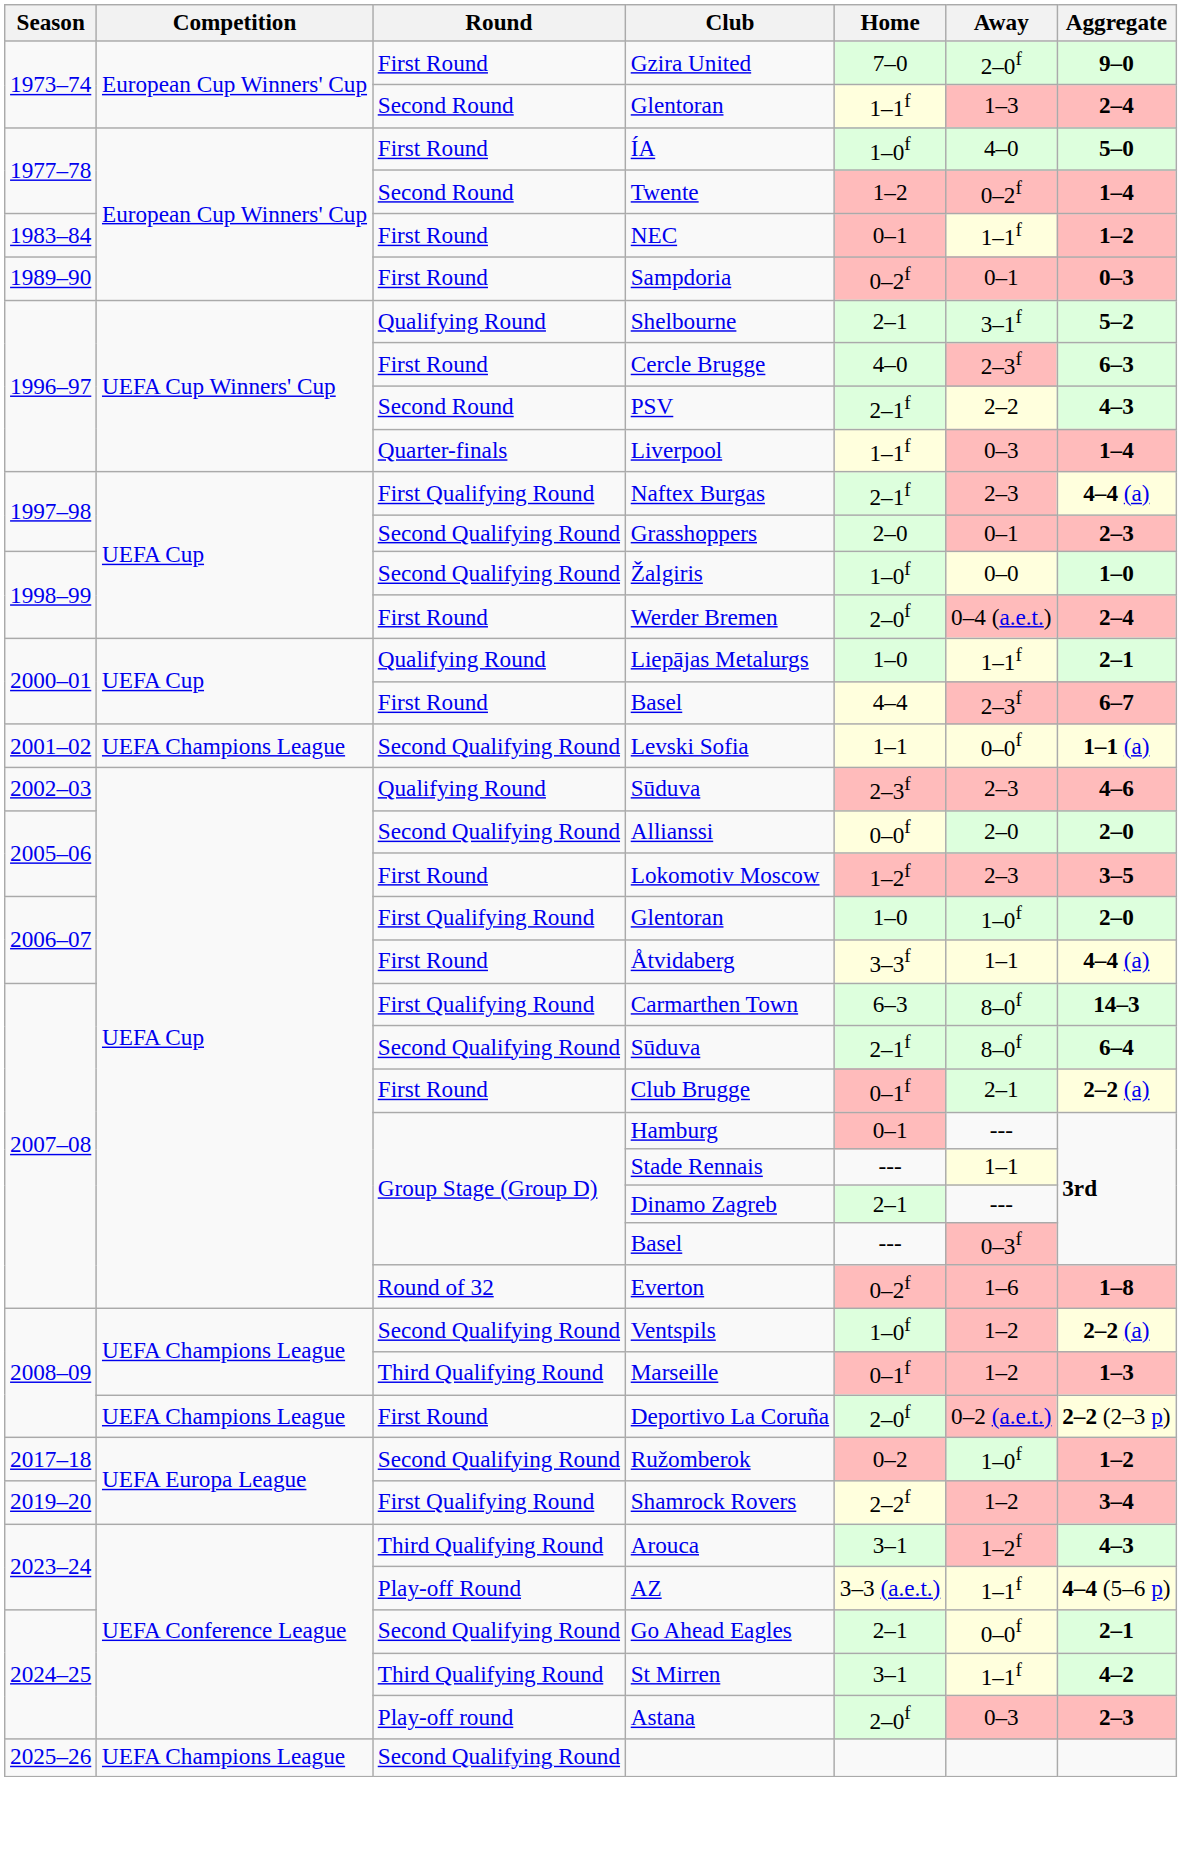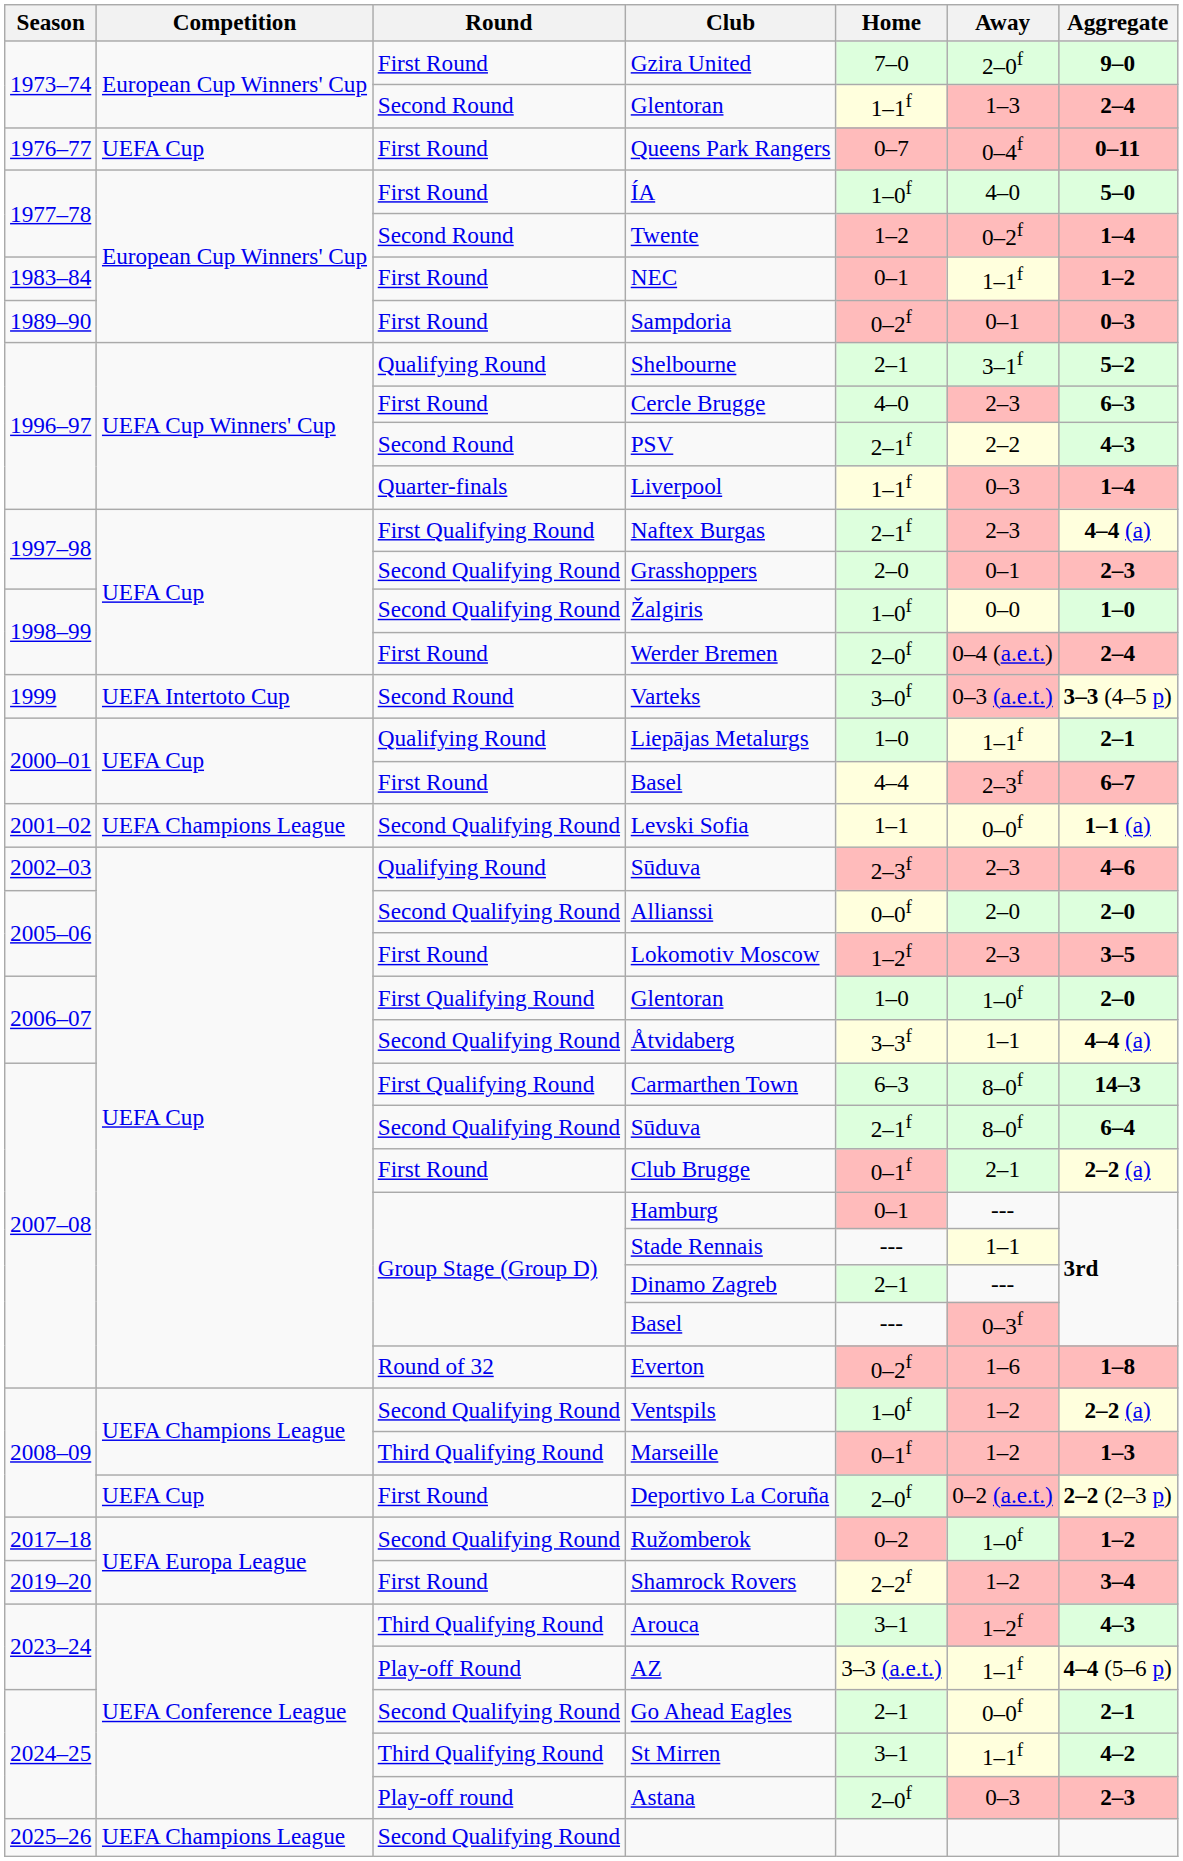+ row: (51, 148)
(1001, 364) 2–3f -> (1003, 404) 2–3
+ row: (33, 696)
(433, 961) First Round -> (499, 1040) Second Qualifying Round
(224, 1415) UEFA Champions League -> (153, 1495) UEFA Cup
(486, 1502) First Qualifying Round -> (433, 1581) First Round
